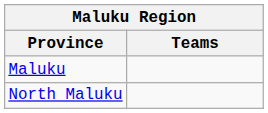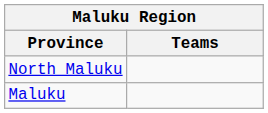rows swapped: (37, 69) <-> (65, 95)
